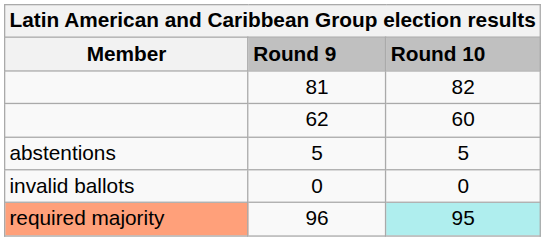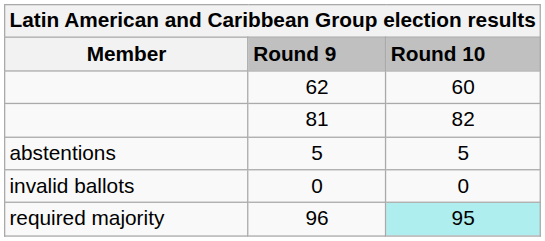rows swapped: (317, 86) <-> (317, 119)
(87, 218) lightsalmon background -> (87, 218) no background
